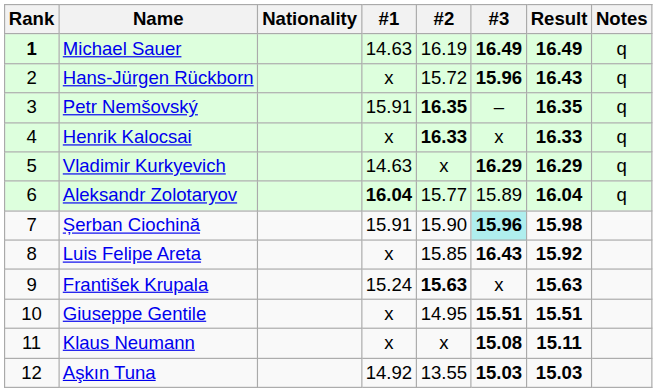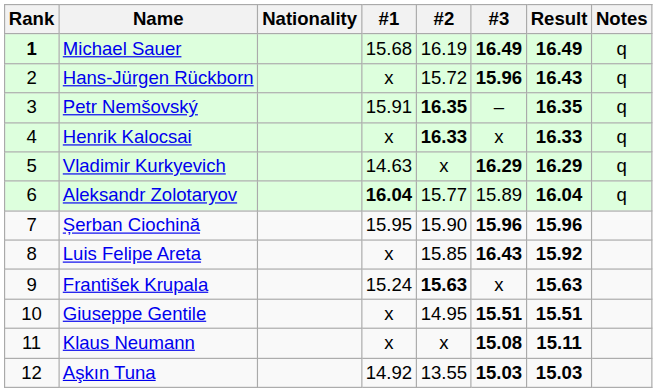(389, 48) 14.63 -> (389, 48) 15.68
(389, 225) 15.91 -> (389, 225) 15.95
(499, 225) paleturquoise background -> (499, 225) no background
(559, 225) 15.98 -> (559, 225) 15.96
